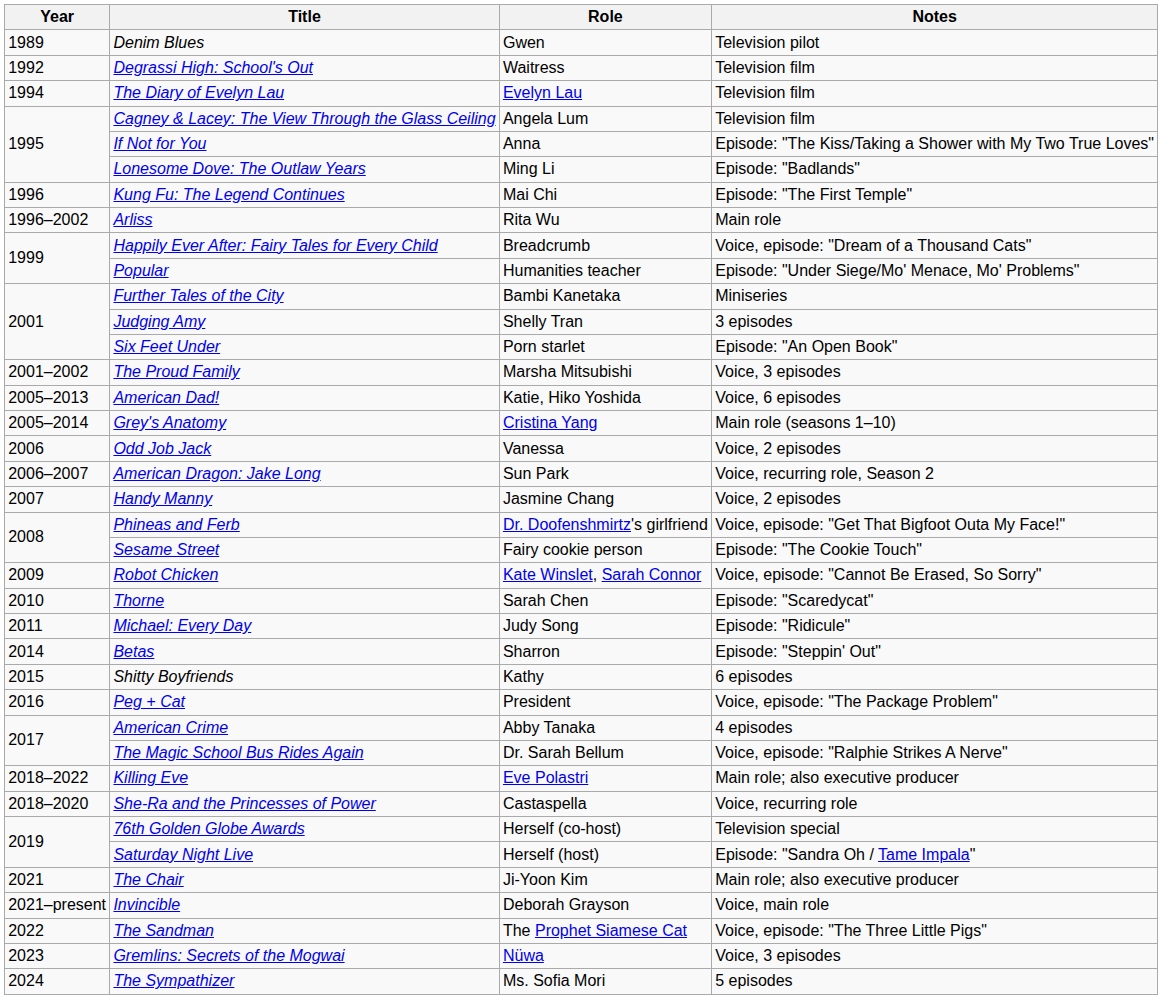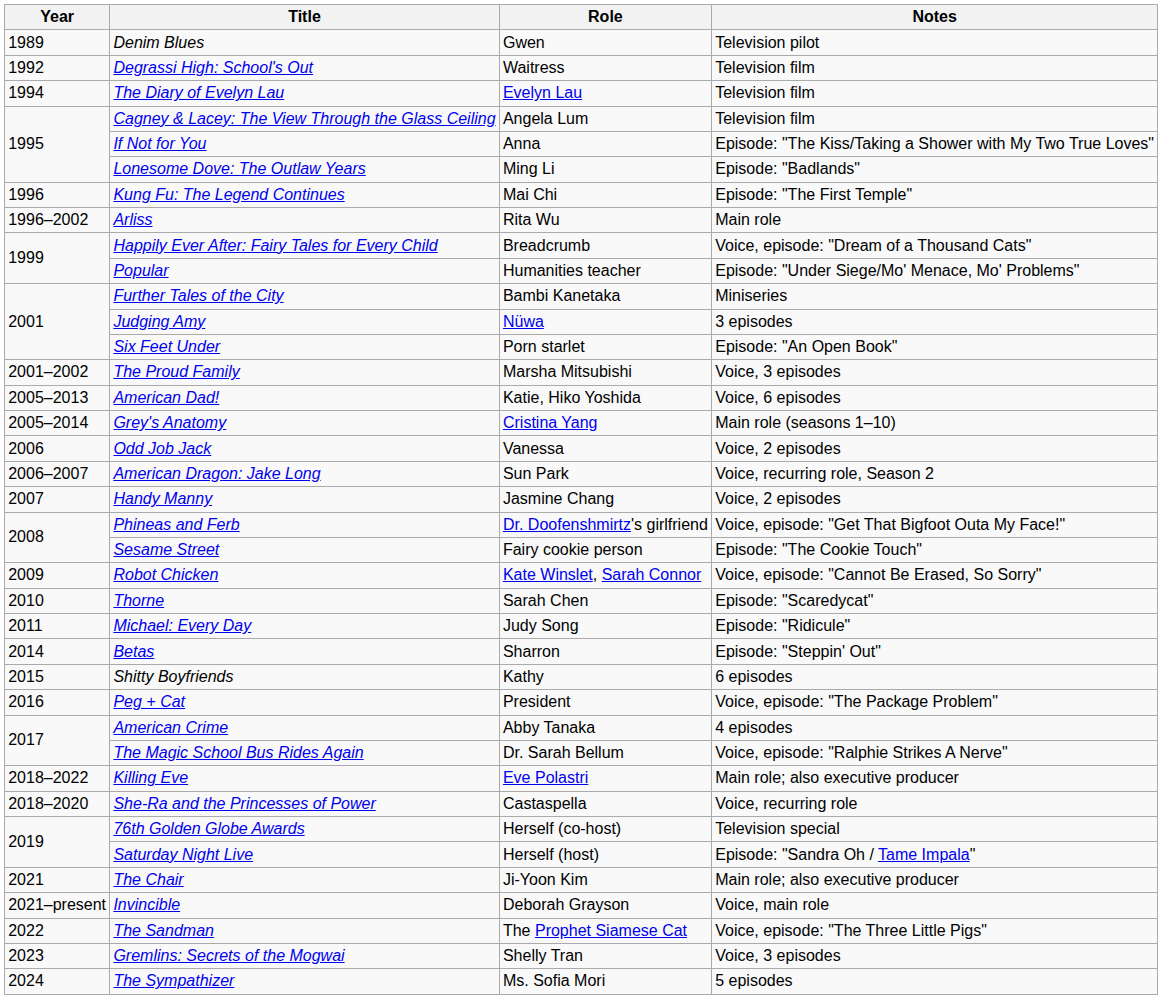(543, 321) Shelly Tran -> (523, 321) Nüwa
(523, 956) Nüwa -> (543, 956) Shelly Tran
